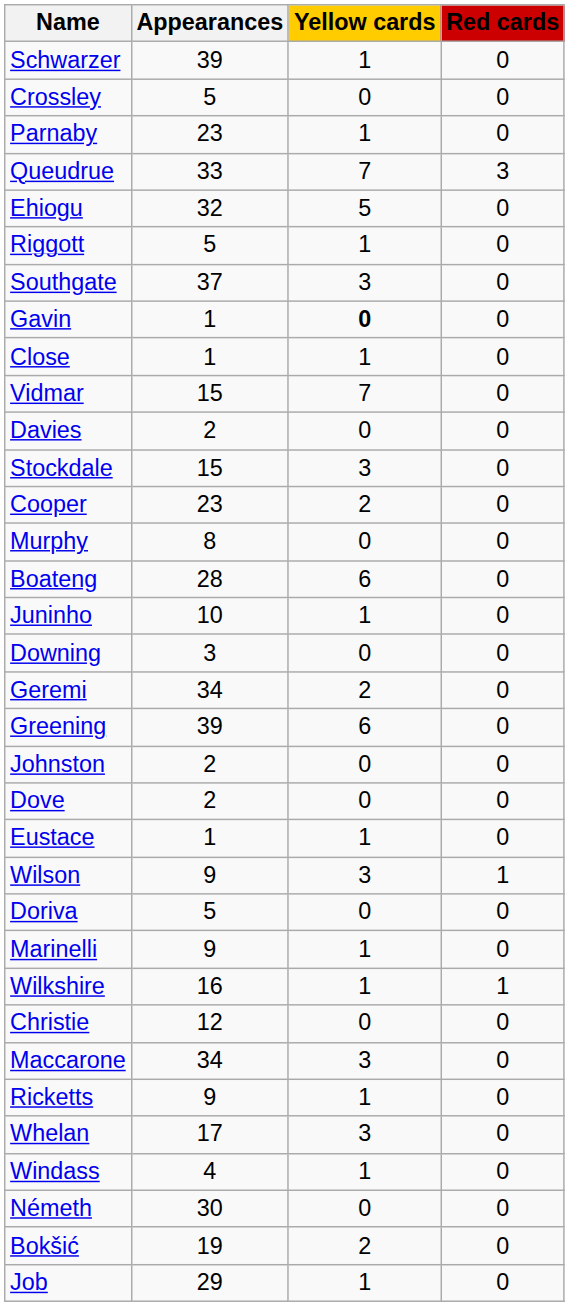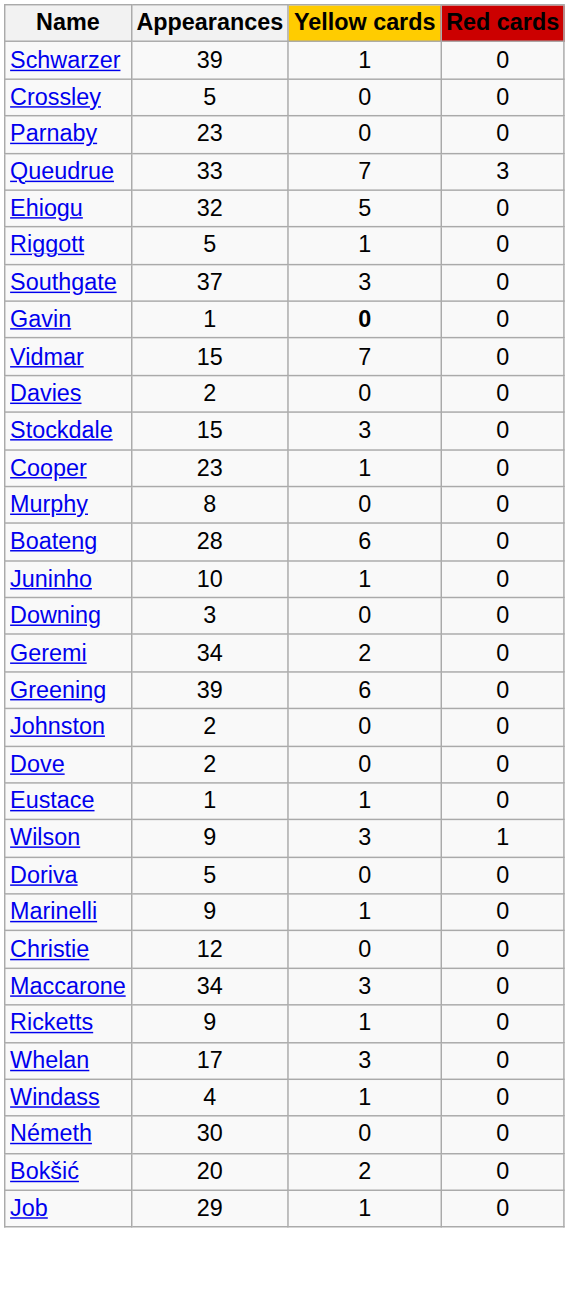(365, 134) 1 -> (365, 134) 0
- row: (40, 356)
(365, 504) 2 -> (365, 467) 1
- row: (57, 986)
(210, 1245) 19 -> (210, 1171) 20
